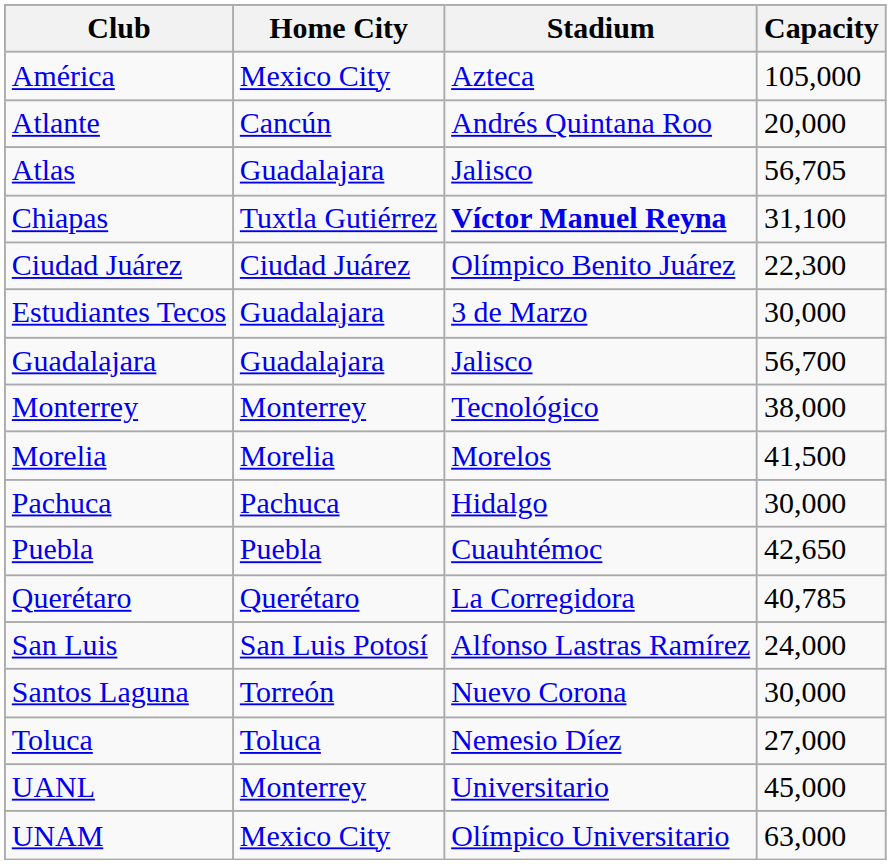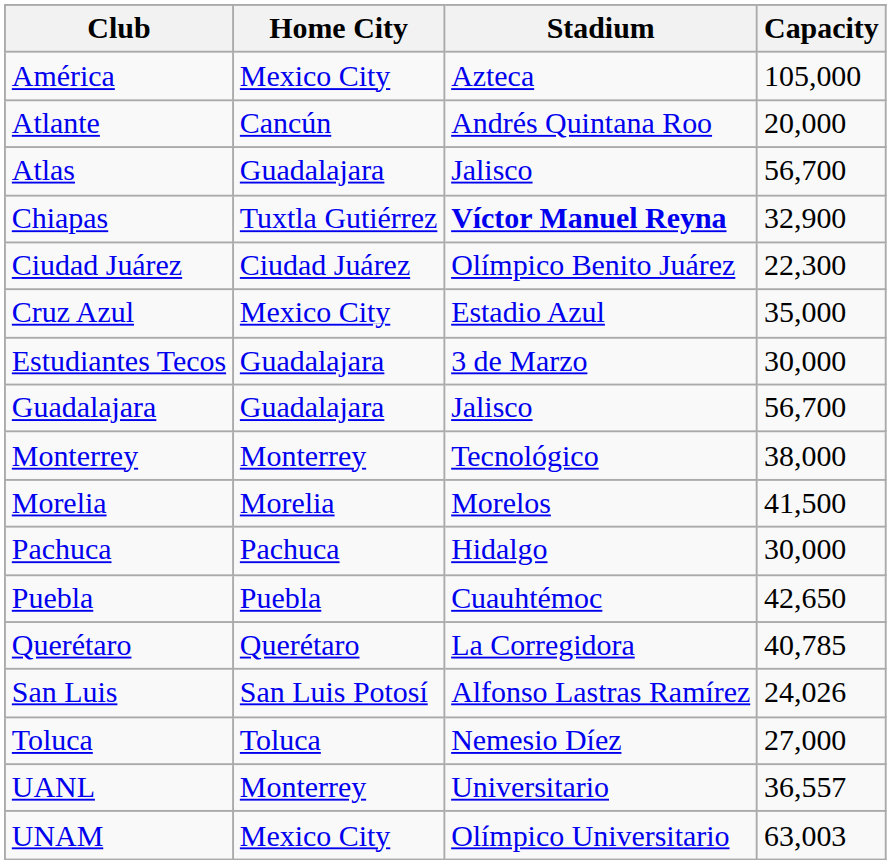(805, 170) 56,705 -> (805, 170) 56,700
(805, 218) 31,100 -> (805, 218) 32,900
+ row: (73, 312)
(805, 645) 24,000 -> (805, 692) 24,026
- row: (100, 692)
(805, 787) 45,000 -> (805, 787) 36,557
(805, 834) 63,000 -> (805, 834) 63,003
